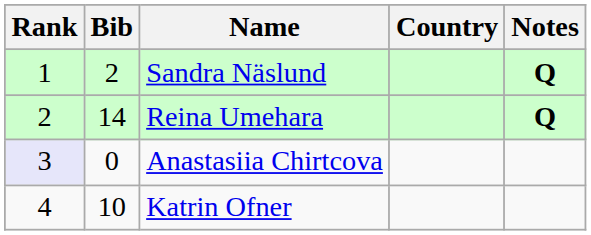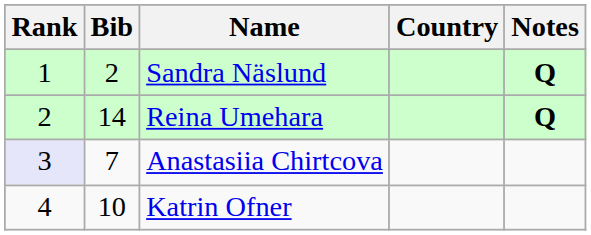(112, 161) 0 -> (112, 161) 7
